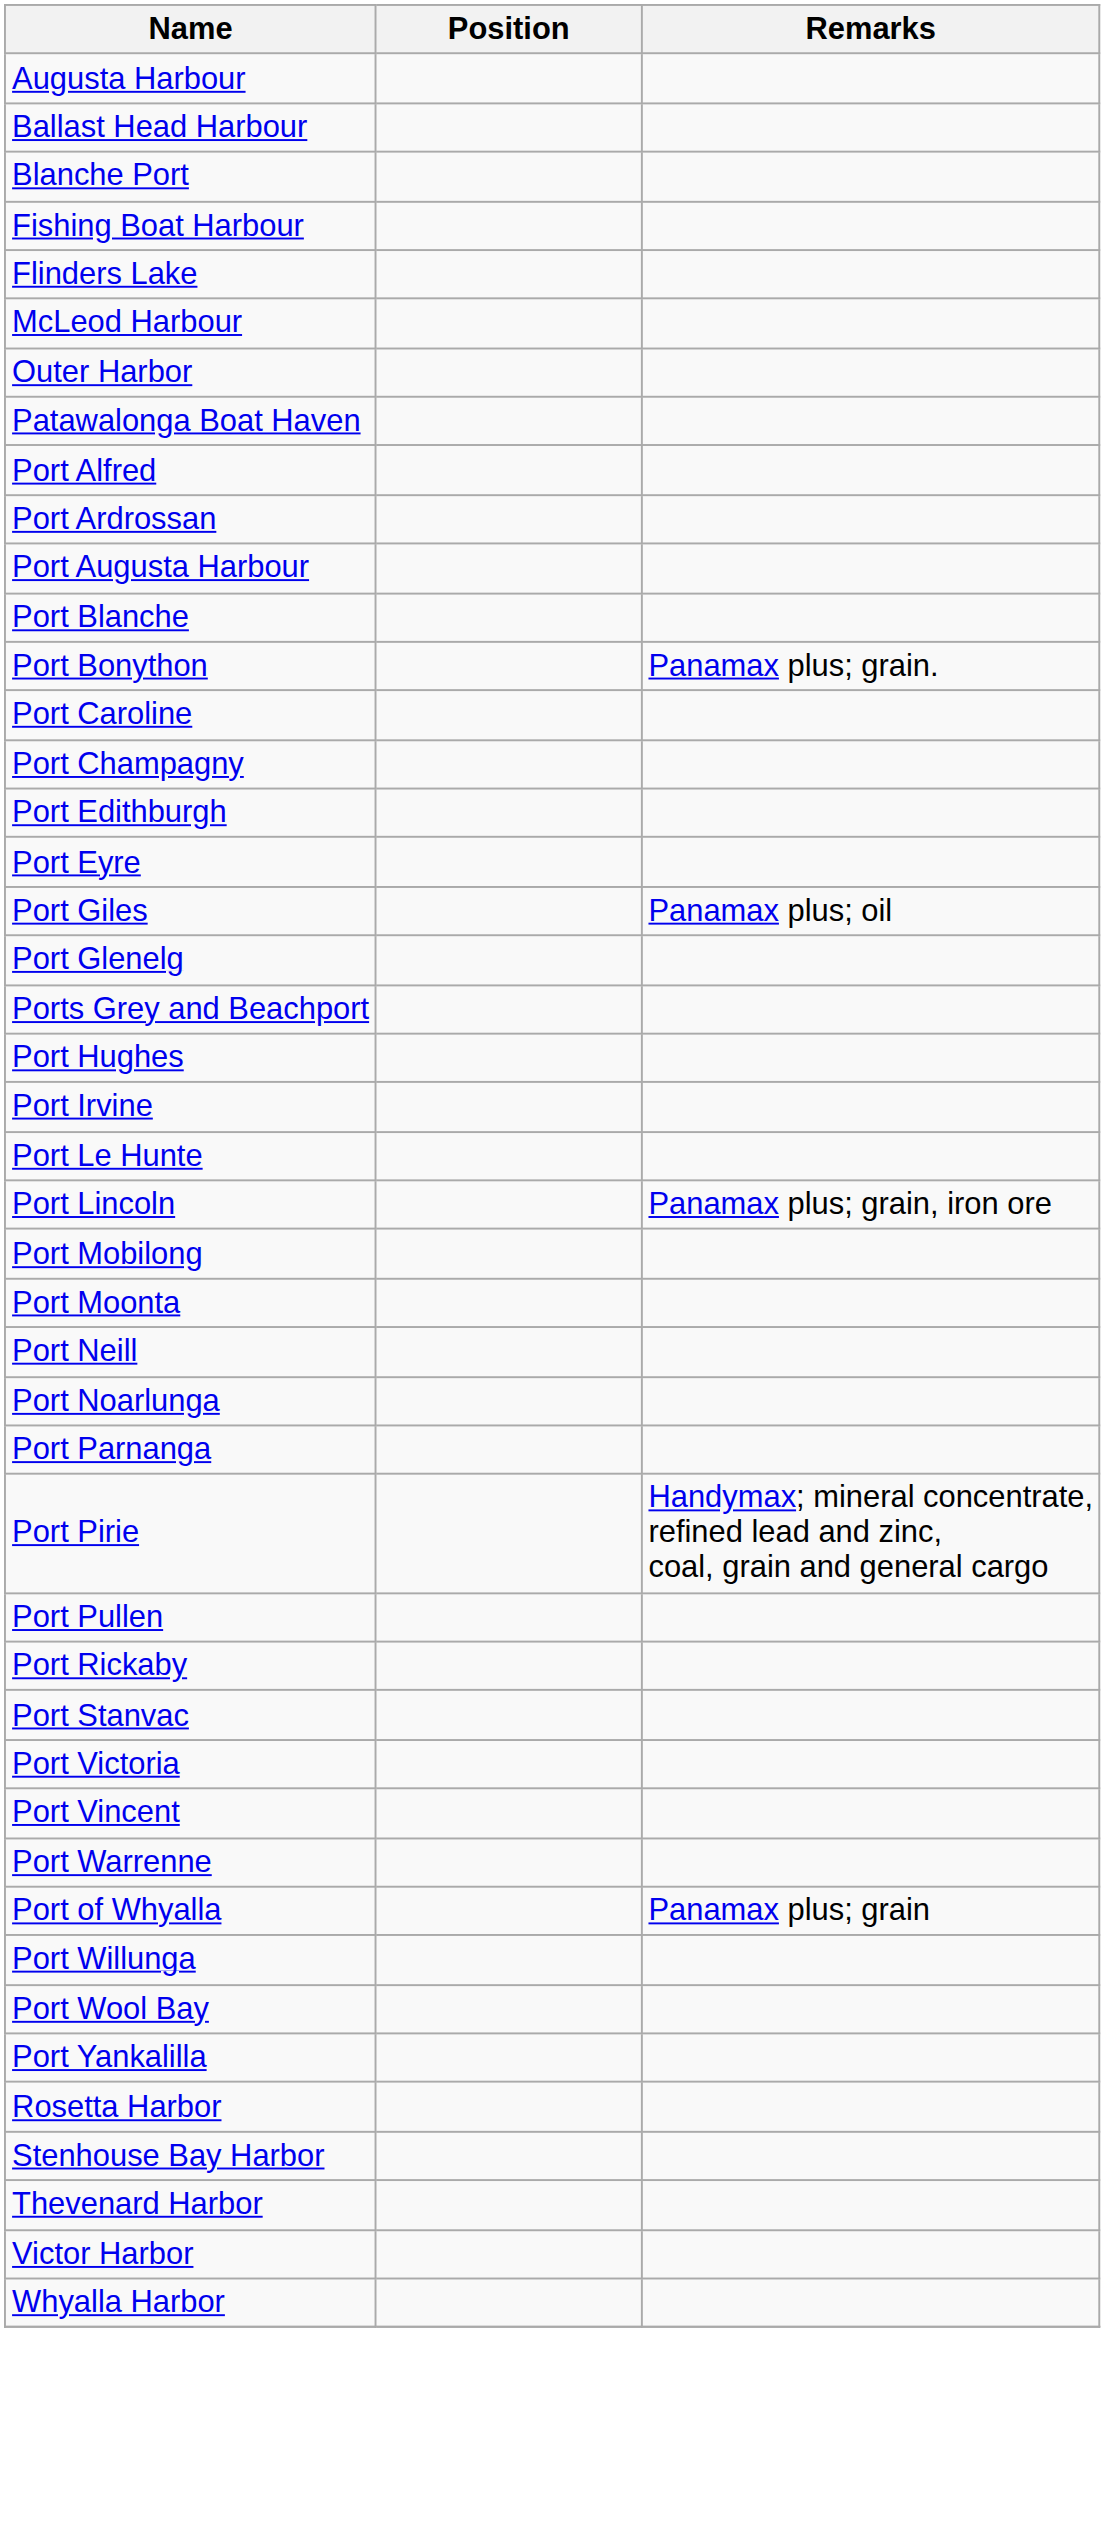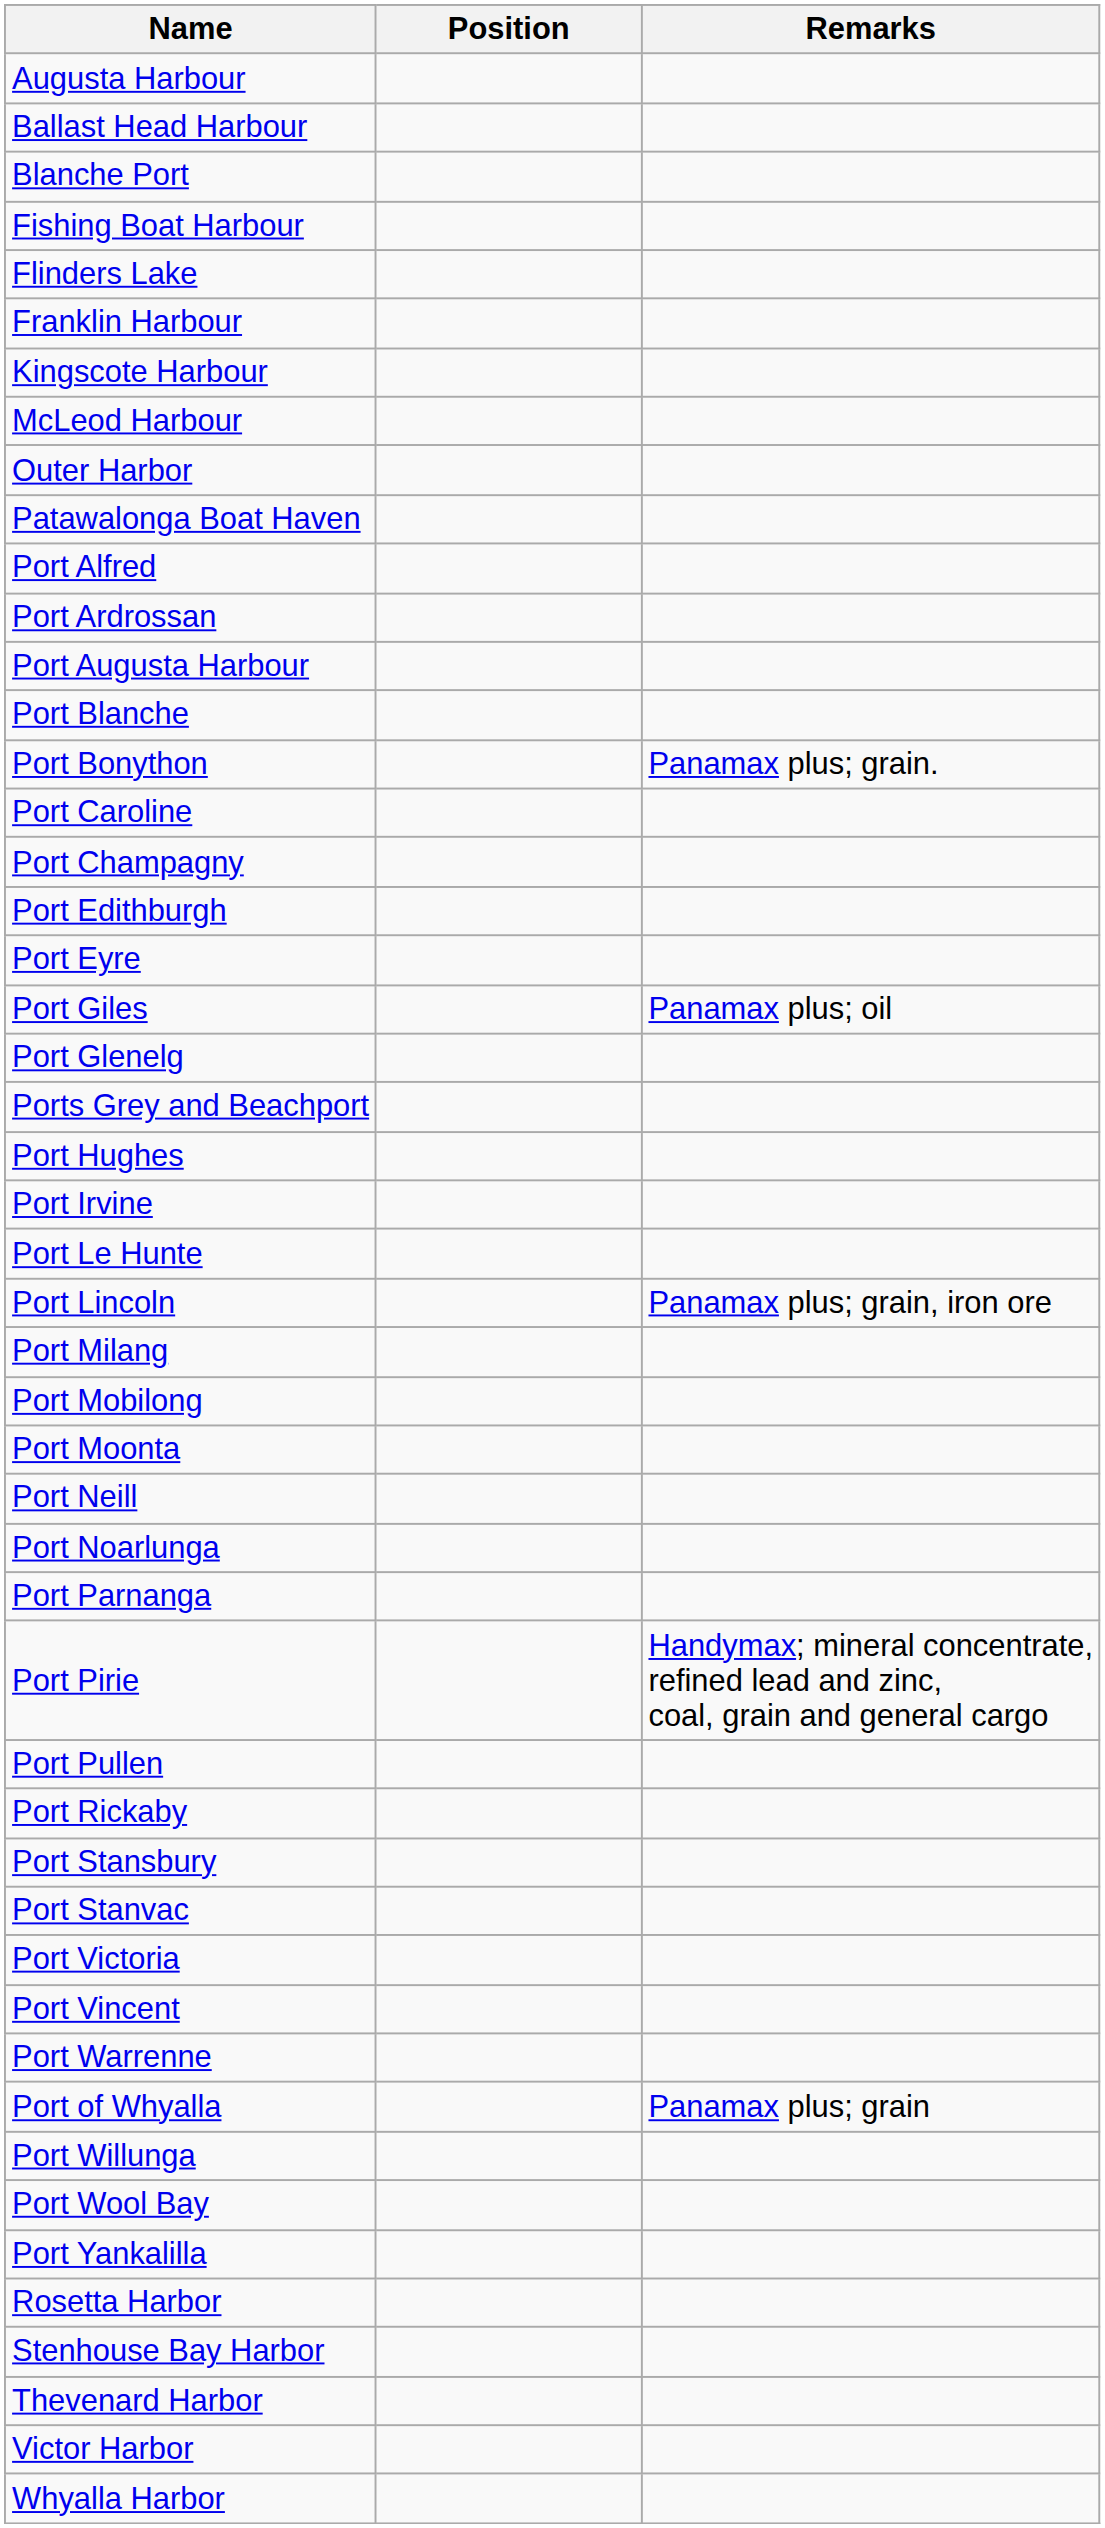+ row: (127, 322)
+ row: (140, 371)
+ row: (90, 1351)
+ row: (114, 1861)
